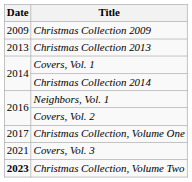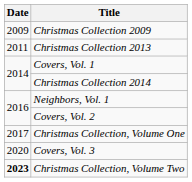(18, 47) 2013 -> (18, 47) 2011
(18, 151) 2021 -> (18, 151) 2020
